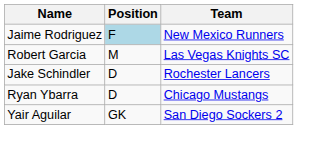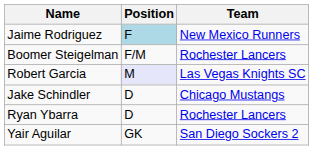+ row: (63, 54)
(113, 54) no background -> (129, 74) lavender background
(217, 74) Rochester Lancers -> (232, 94) Chicago Mustangs
(216, 94) Chicago Mustangs -> (233, 114) Rochester Lancers
